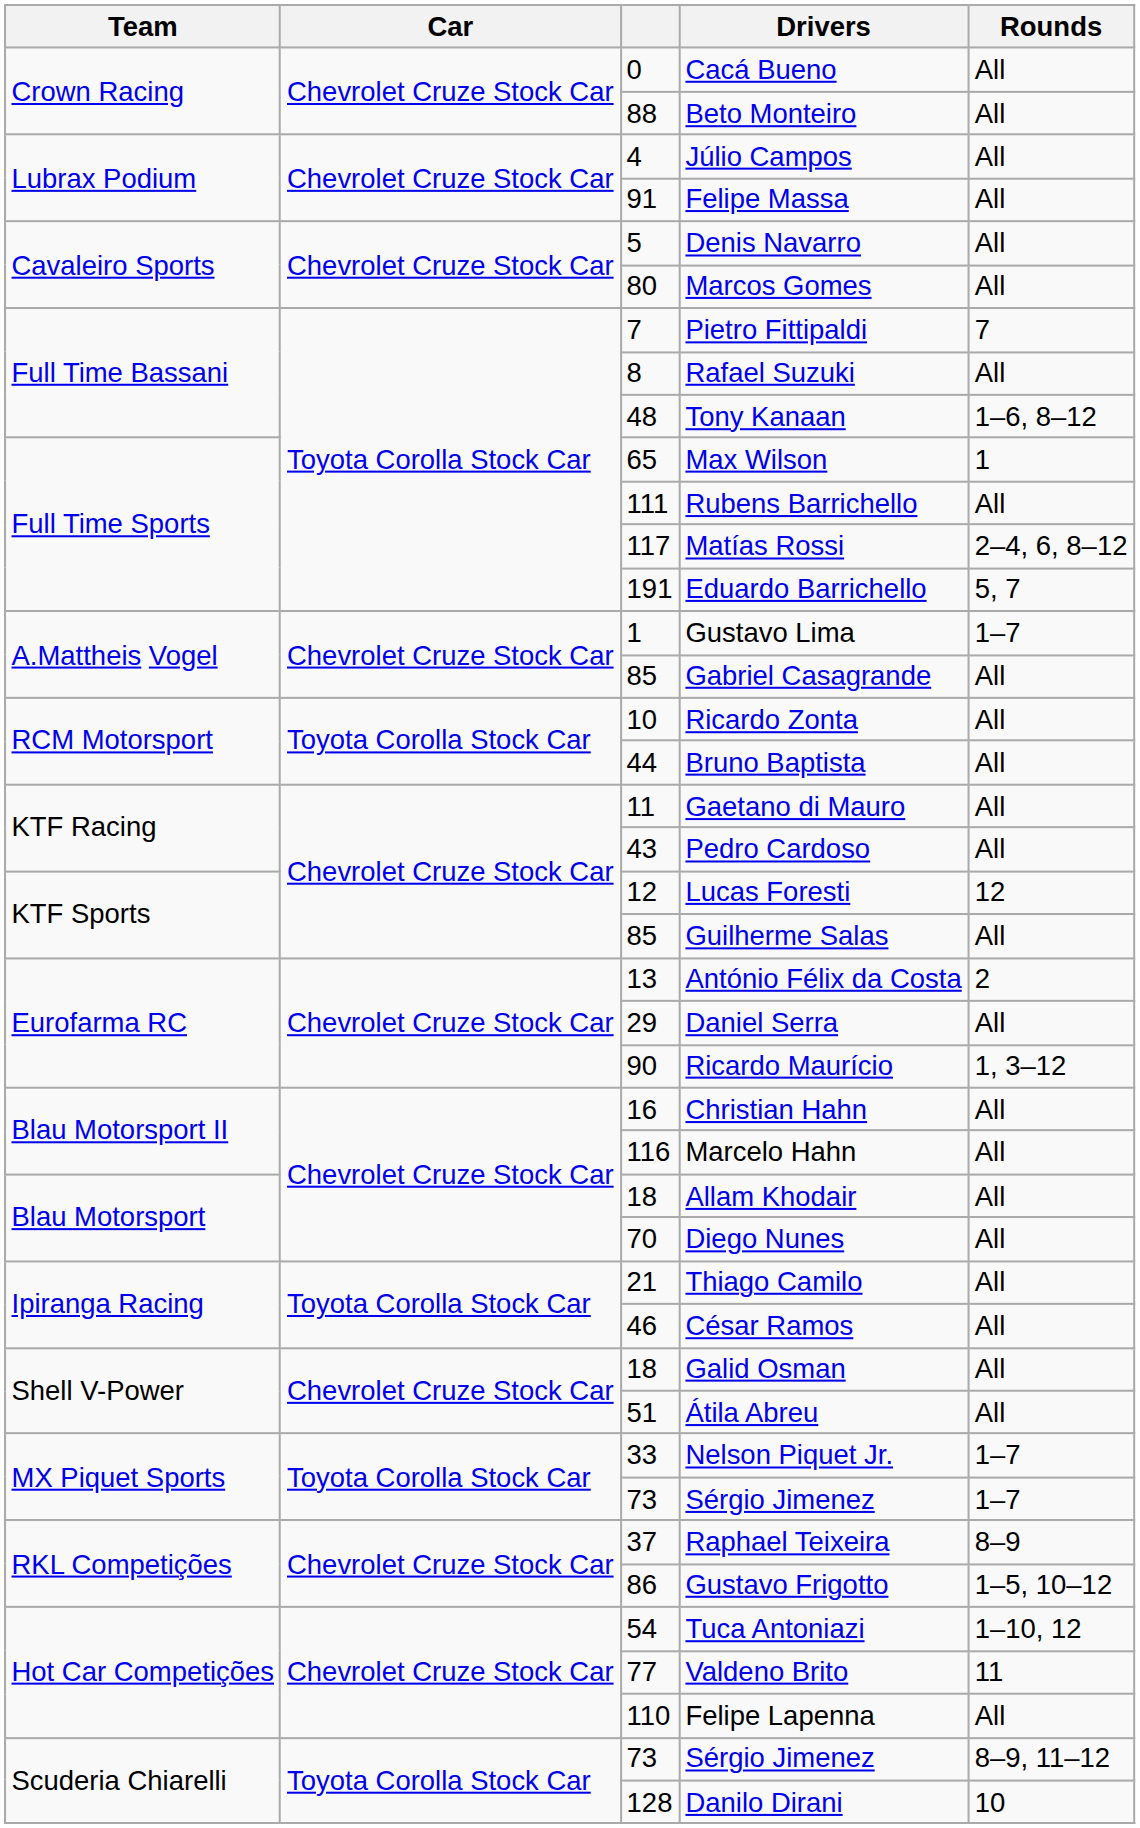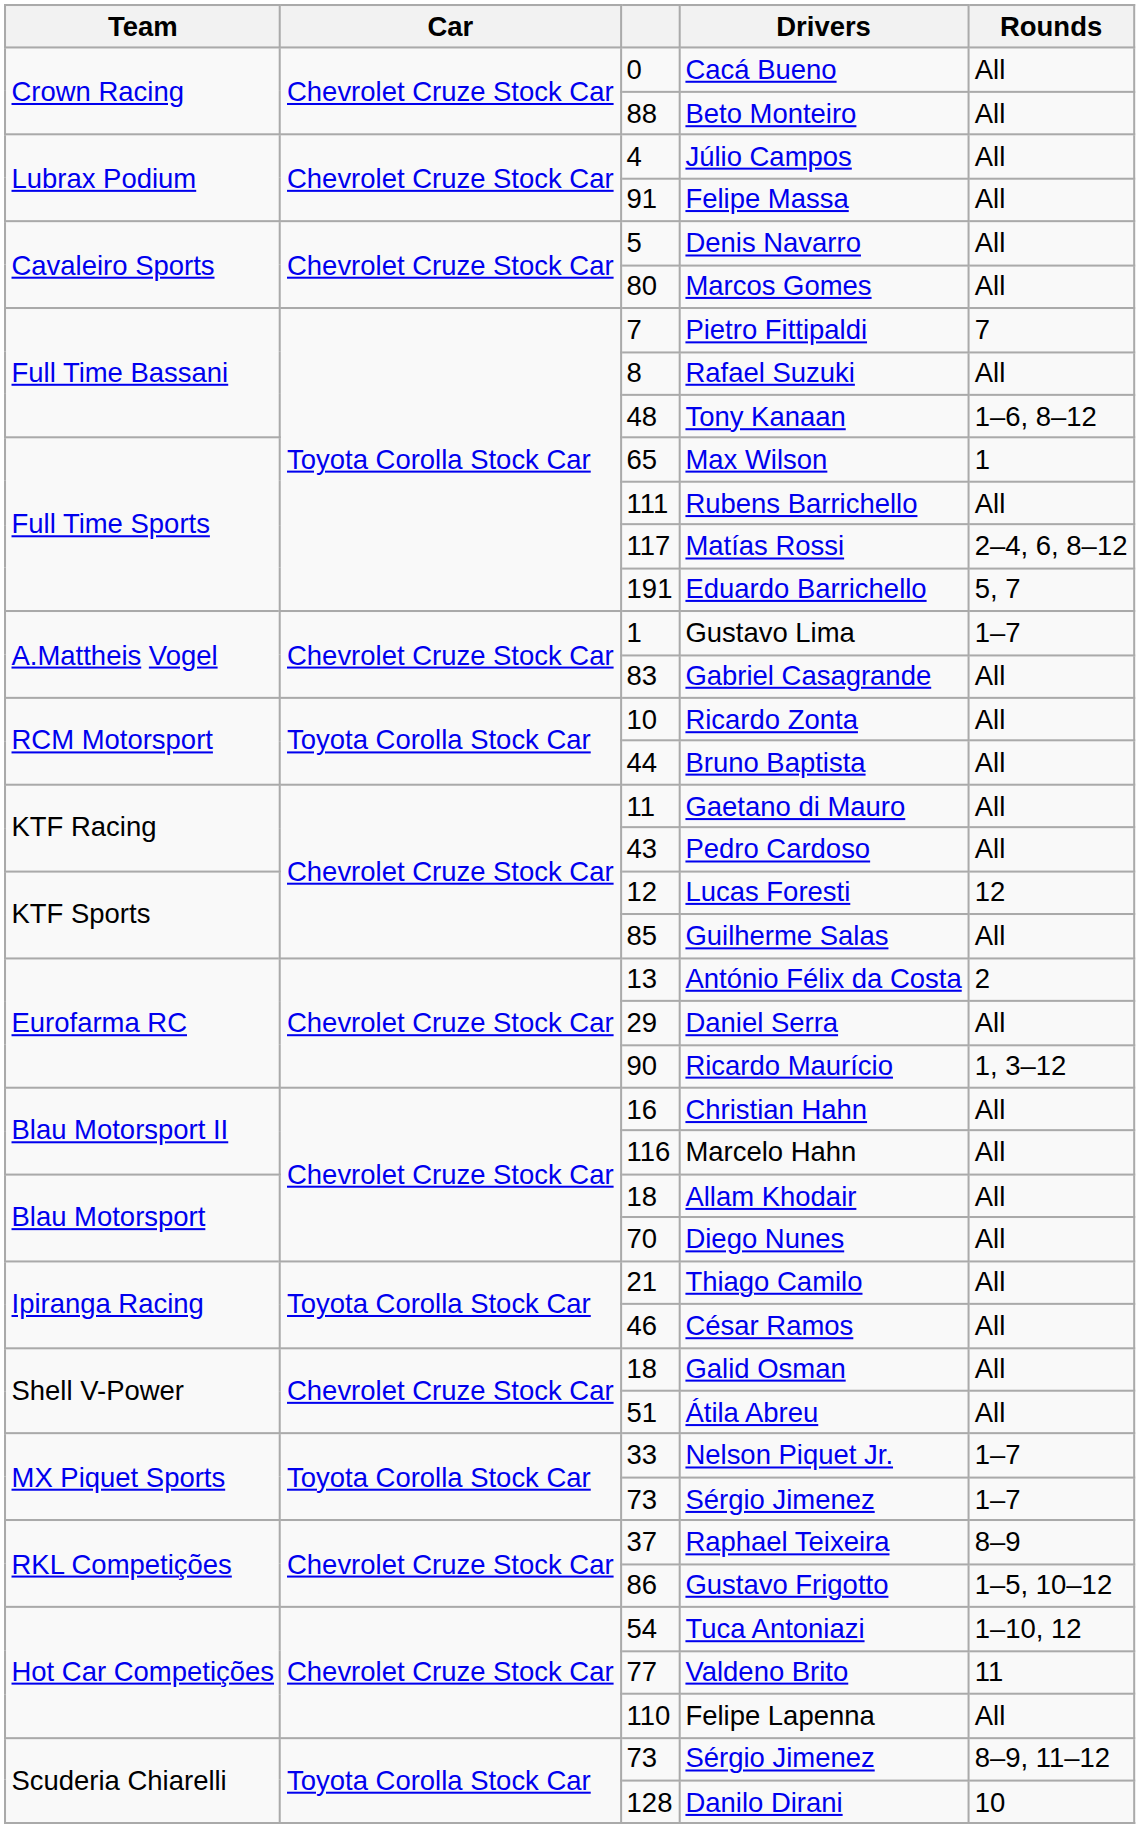(642, 676) 85 -> (642, 676) 83
